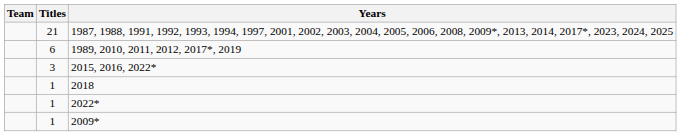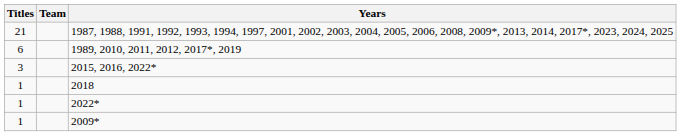columns swapped: (20, 13) <-> (52, 13)
